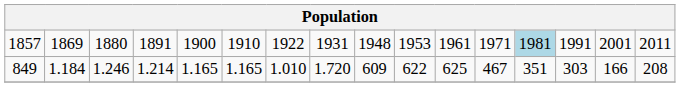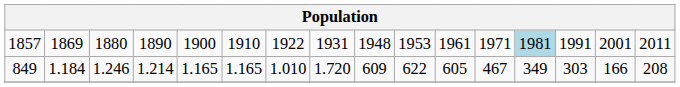(155, 43) 1891 -> (155, 43) 1890
(455, 69) 625 -> (455, 69) 605
(535, 69) 351 -> (535, 69) 349
